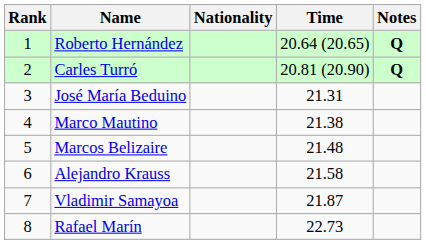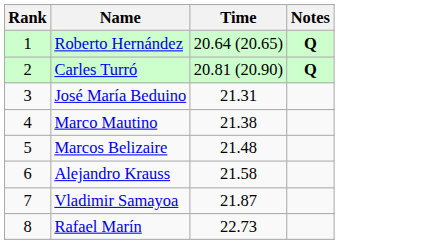- column: (233, 17)
